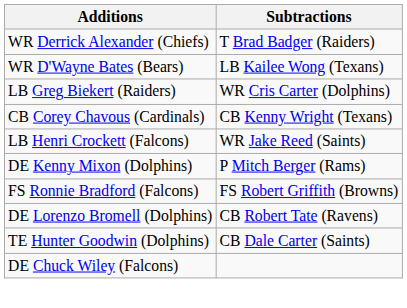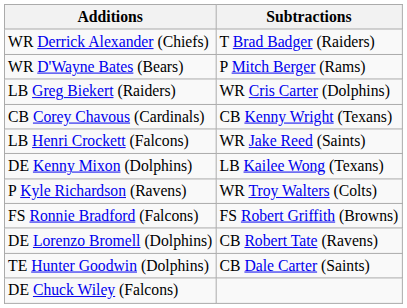(302, 66) LB Kailee Wong (Texans) -> (293, 66) P Mitch Berger (Rams)
(293, 166) P Mitch Berger (Rams) -> (302, 166) LB Kailee Wong (Texans)
+ row: (97, 191)
